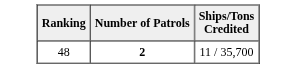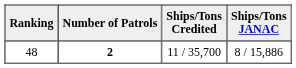+ column: (259, 22)
